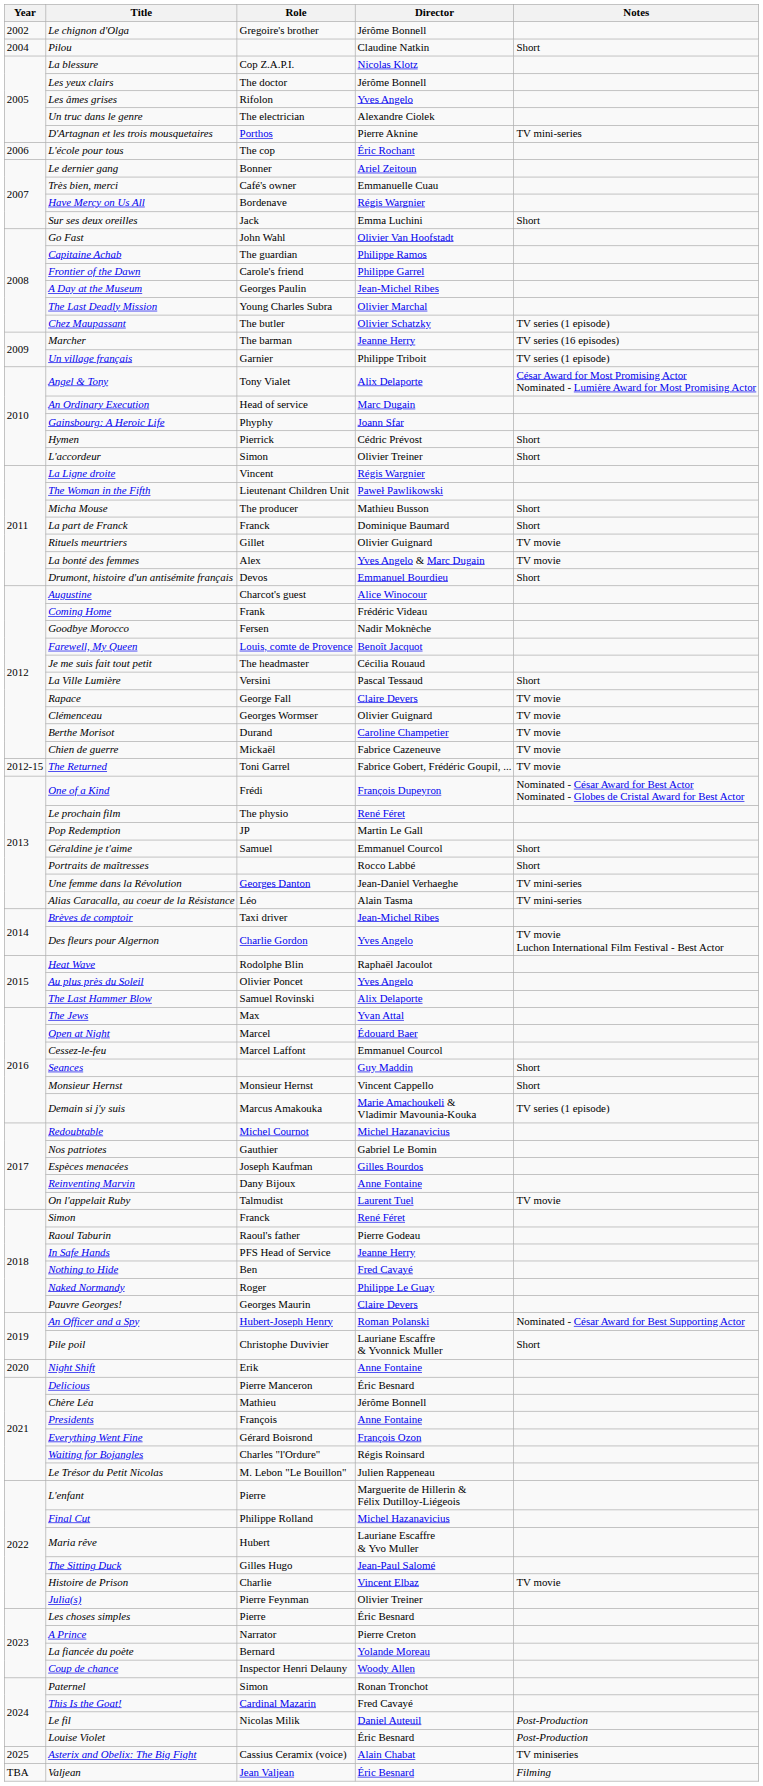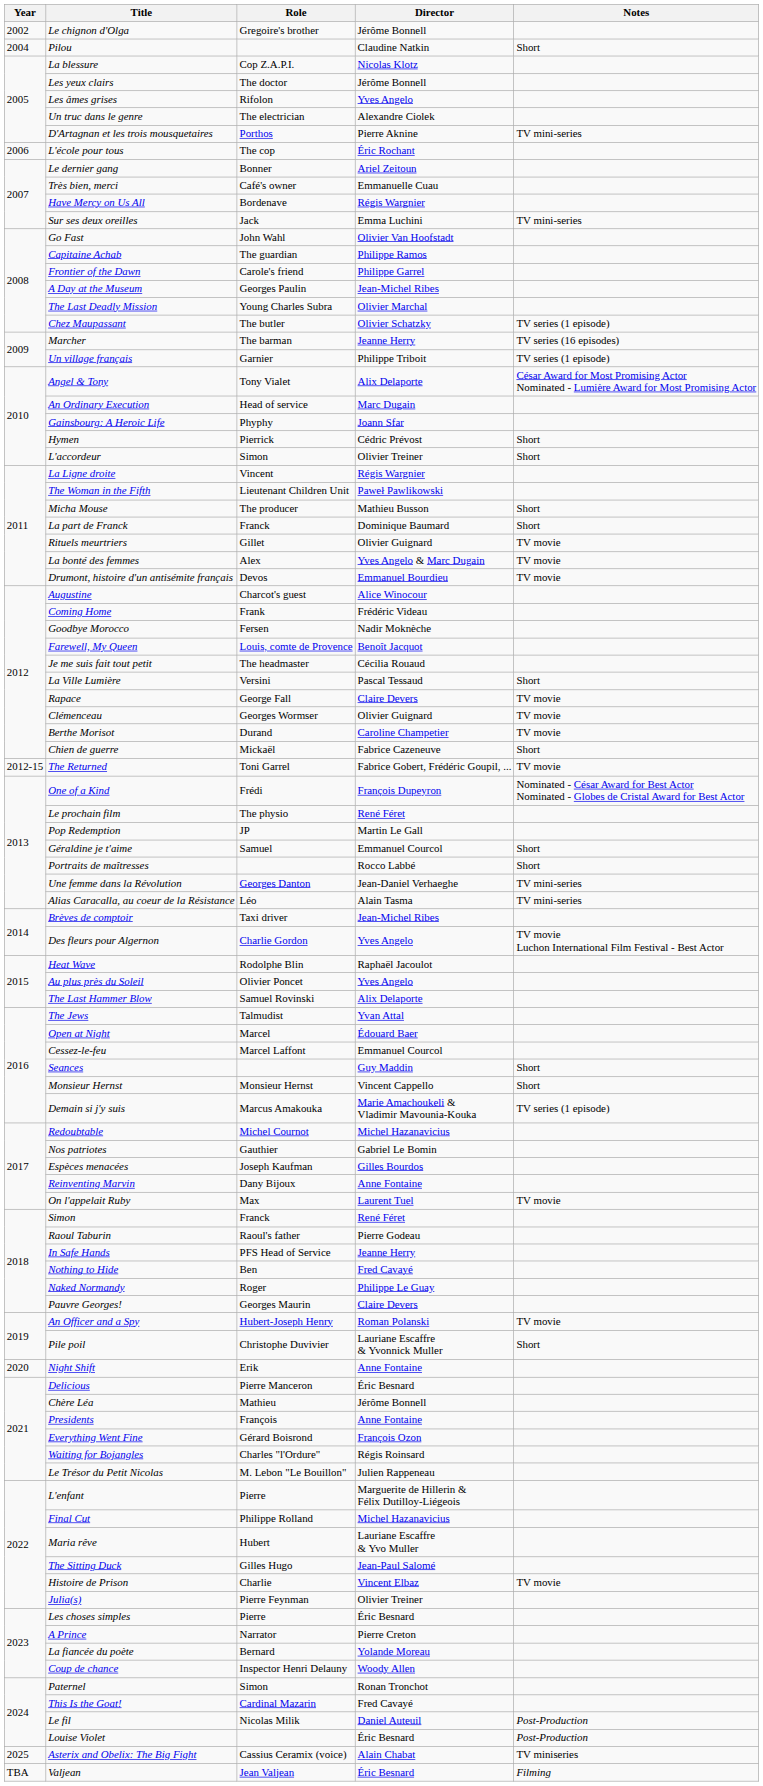(528, 220) Short -> (549, 220) TV mini-series
(528, 577) Short -> (539, 577) TV movie
(539, 750) TV movie -> (528, 750) Short
(250, 1016) Max -> (261, 1016) Talmudist
(261, 1200) Talmudist -> (250, 1200) Max
(631, 1321) Nominated - César Award for Best Supporting Actor -> (539, 1321) TV movie
